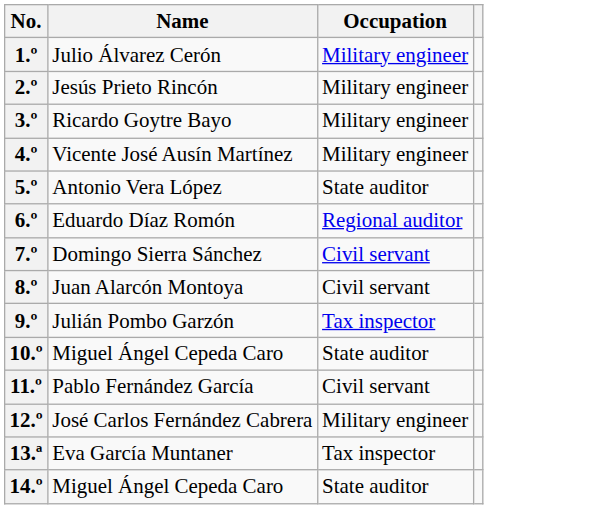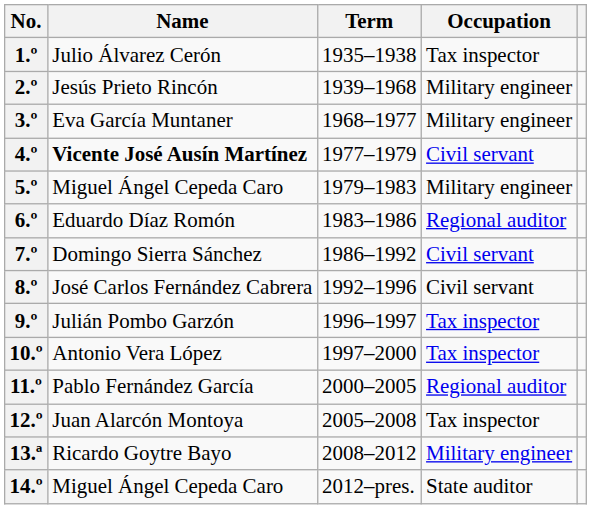+ column: (369, 21)
(395, 54) Military engineer -> (483, 54) Tax inspector
(142, 120) Ricardo Goytre Bayo -> (142, 120) Eva García Muntaner
(172, 154) normal -> (180, 154) bold
(395, 154) Military engineer -> (480, 154) Civil servant
(137, 187) Antonio Vera López -> (168, 187) Miguel Ángel Cepeda Caro
(375, 187) State auditor -> (499, 187) Military engineer
(148, 287) Juan Alarcón Montoya -> (182, 287) José Carlos Fernández Cabrera
(168, 353) Miguel Ángel Cepeda Caro -> (137, 353) Antonio Vera López
(375, 353) State auditor -> (483, 353) Tax inspector
(376, 386) Civil servant -> (496, 386) Regional auditor
(182, 420) José Carlos Fernández Cabrera -> (148, 420) Juan Alarcón Montoya
(395, 420) Military engineer -> (483, 420) Tax inspector
(142, 453) Eva García Muntaner -> (142, 453) Ricardo Goytre Bayo
(379, 453) Tax inspector -> (499, 453) Military engineer
